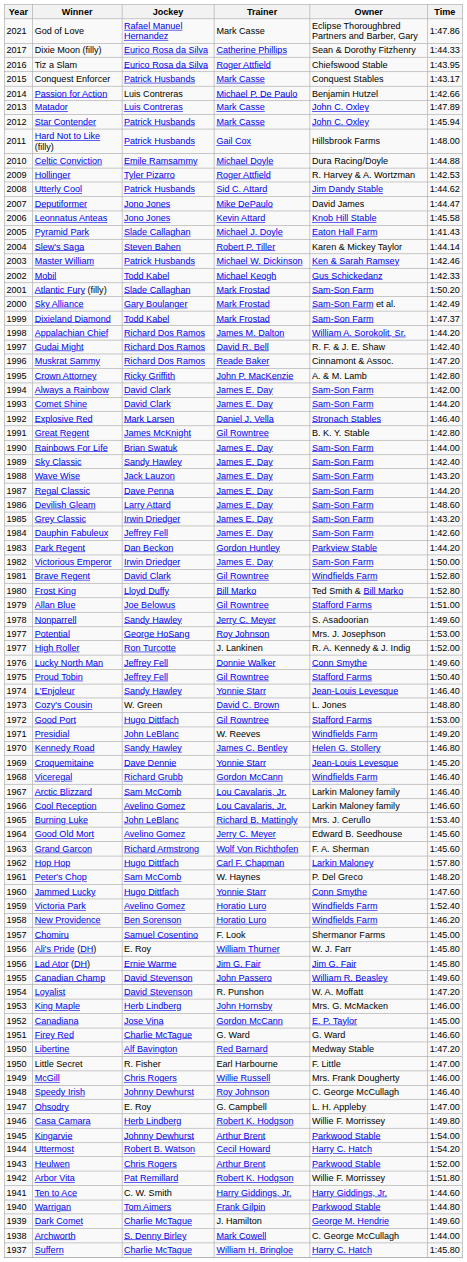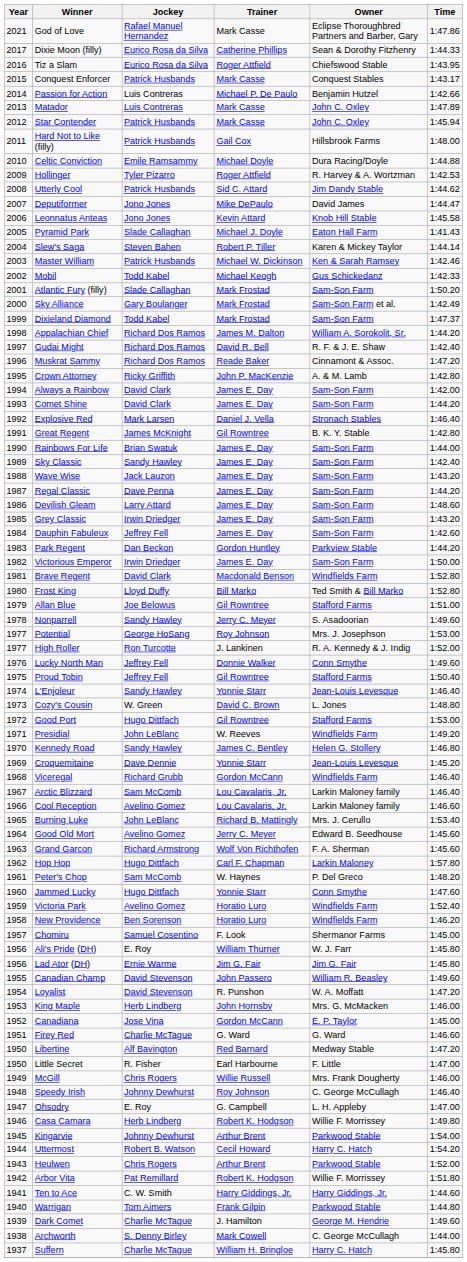(243, 577) Gil Rowntree -> (255, 577) Macdonald Benson
